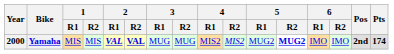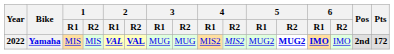(16, 42) 2000 -> (16, 42) 2022
(318, 42) normal -> (319, 42) bold
(379, 42) 174 -> (380, 42) 172
